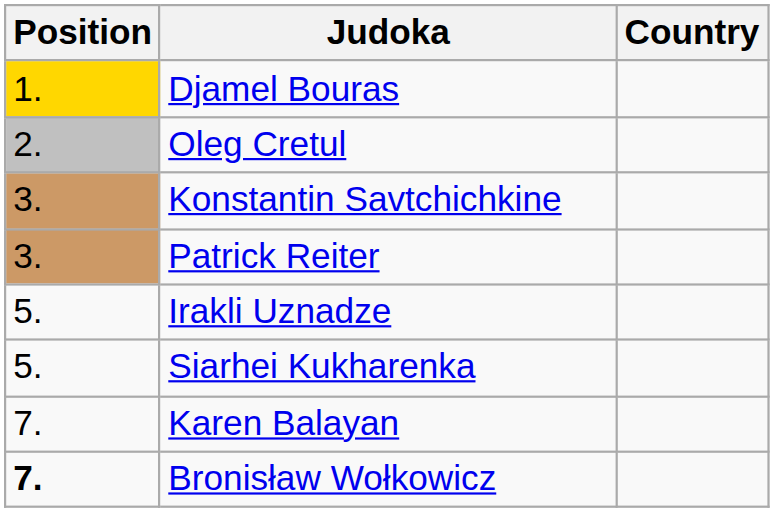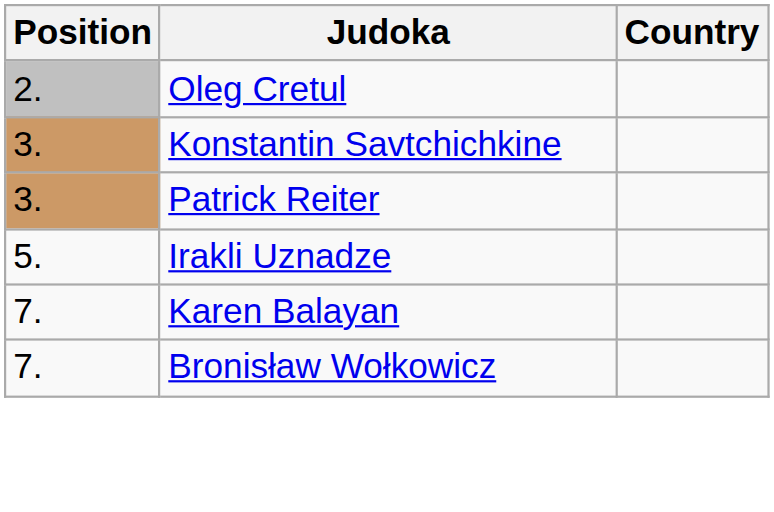- row: (284, 88)
- row: (322, 367)
(28, 479) bold -> (28, 367) normal
